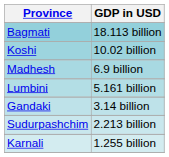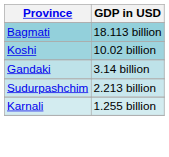- row: (31, 69)
- row: (28, 87)
